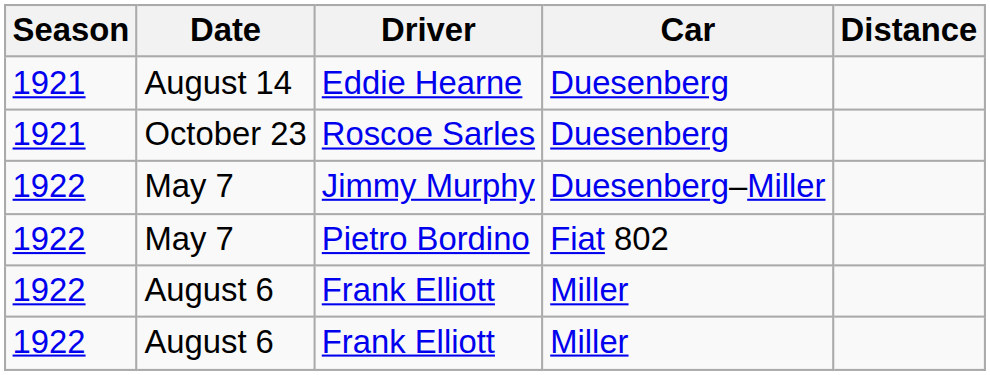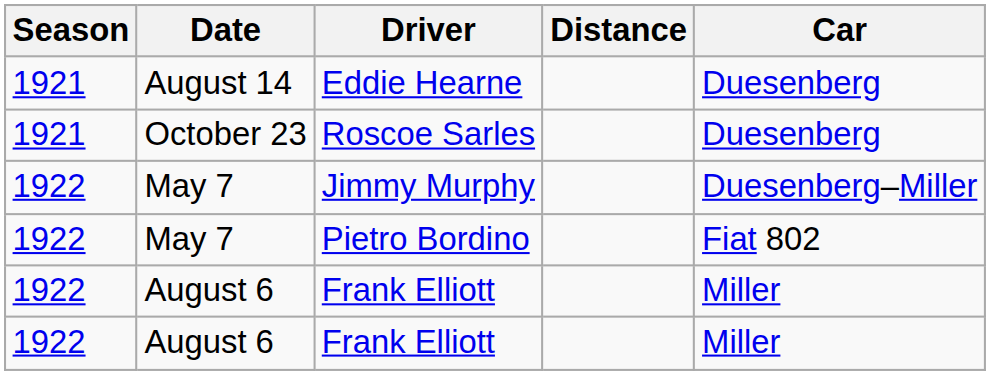columns swapped: (688, 30) <-> (909, 30)
